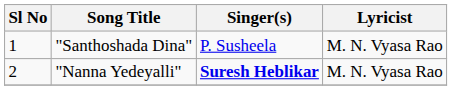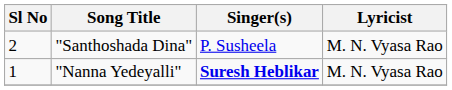(13, 44) 1 -> (13, 44) 2
(13, 71) 2 -> (13, 71) 1
